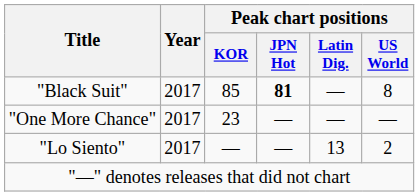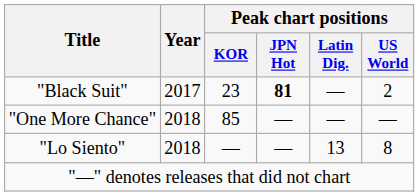(231, 90) 85 -> (231, 90) 23
(388, 90) 8 -> (388, 90) 2
(182, 119) 2017 -> (182, 119) 2018
(231, 119) 23 -> (231, 119) 85
(182, 148) 2017 -> (182, 148) 2018
(388, 148) 2 -> (388, 148) 8
